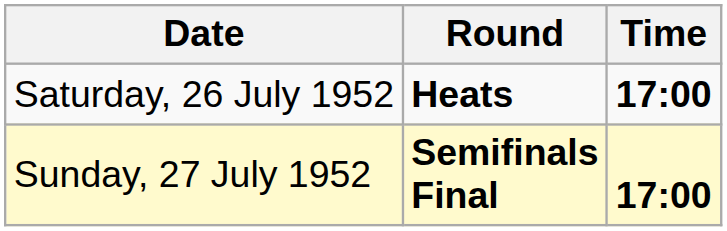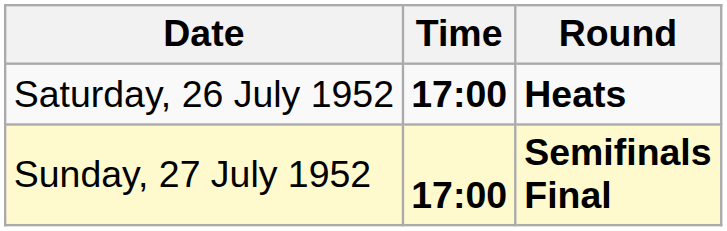columns swapped: (664, 34) <-> (505, 34)
